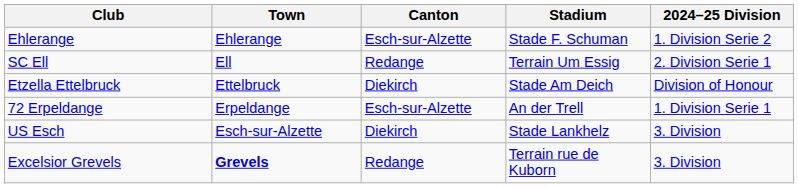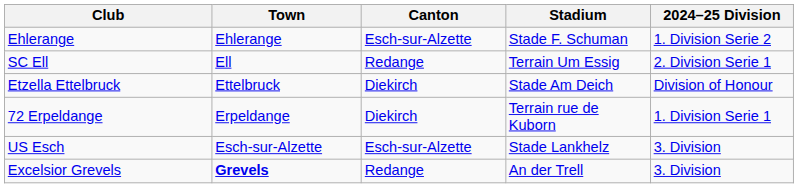(418, 108) Esch-sur-Alzette -> (391, 116) Diekirch
(546, 108) An der Trell -> (554, 116) Terrain rue de Kuborn
(391, 131) Diekirch -> (418, 147) Esch-sur-Alzette
(554, 162) Terrain rue de Kuborn -> (546, 170) An der Trell
